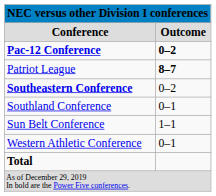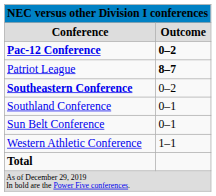(167, 124) 1–1 -> (167, 124) 0–1
(167, 143) 0–1 -> (167, 143) 1–1
